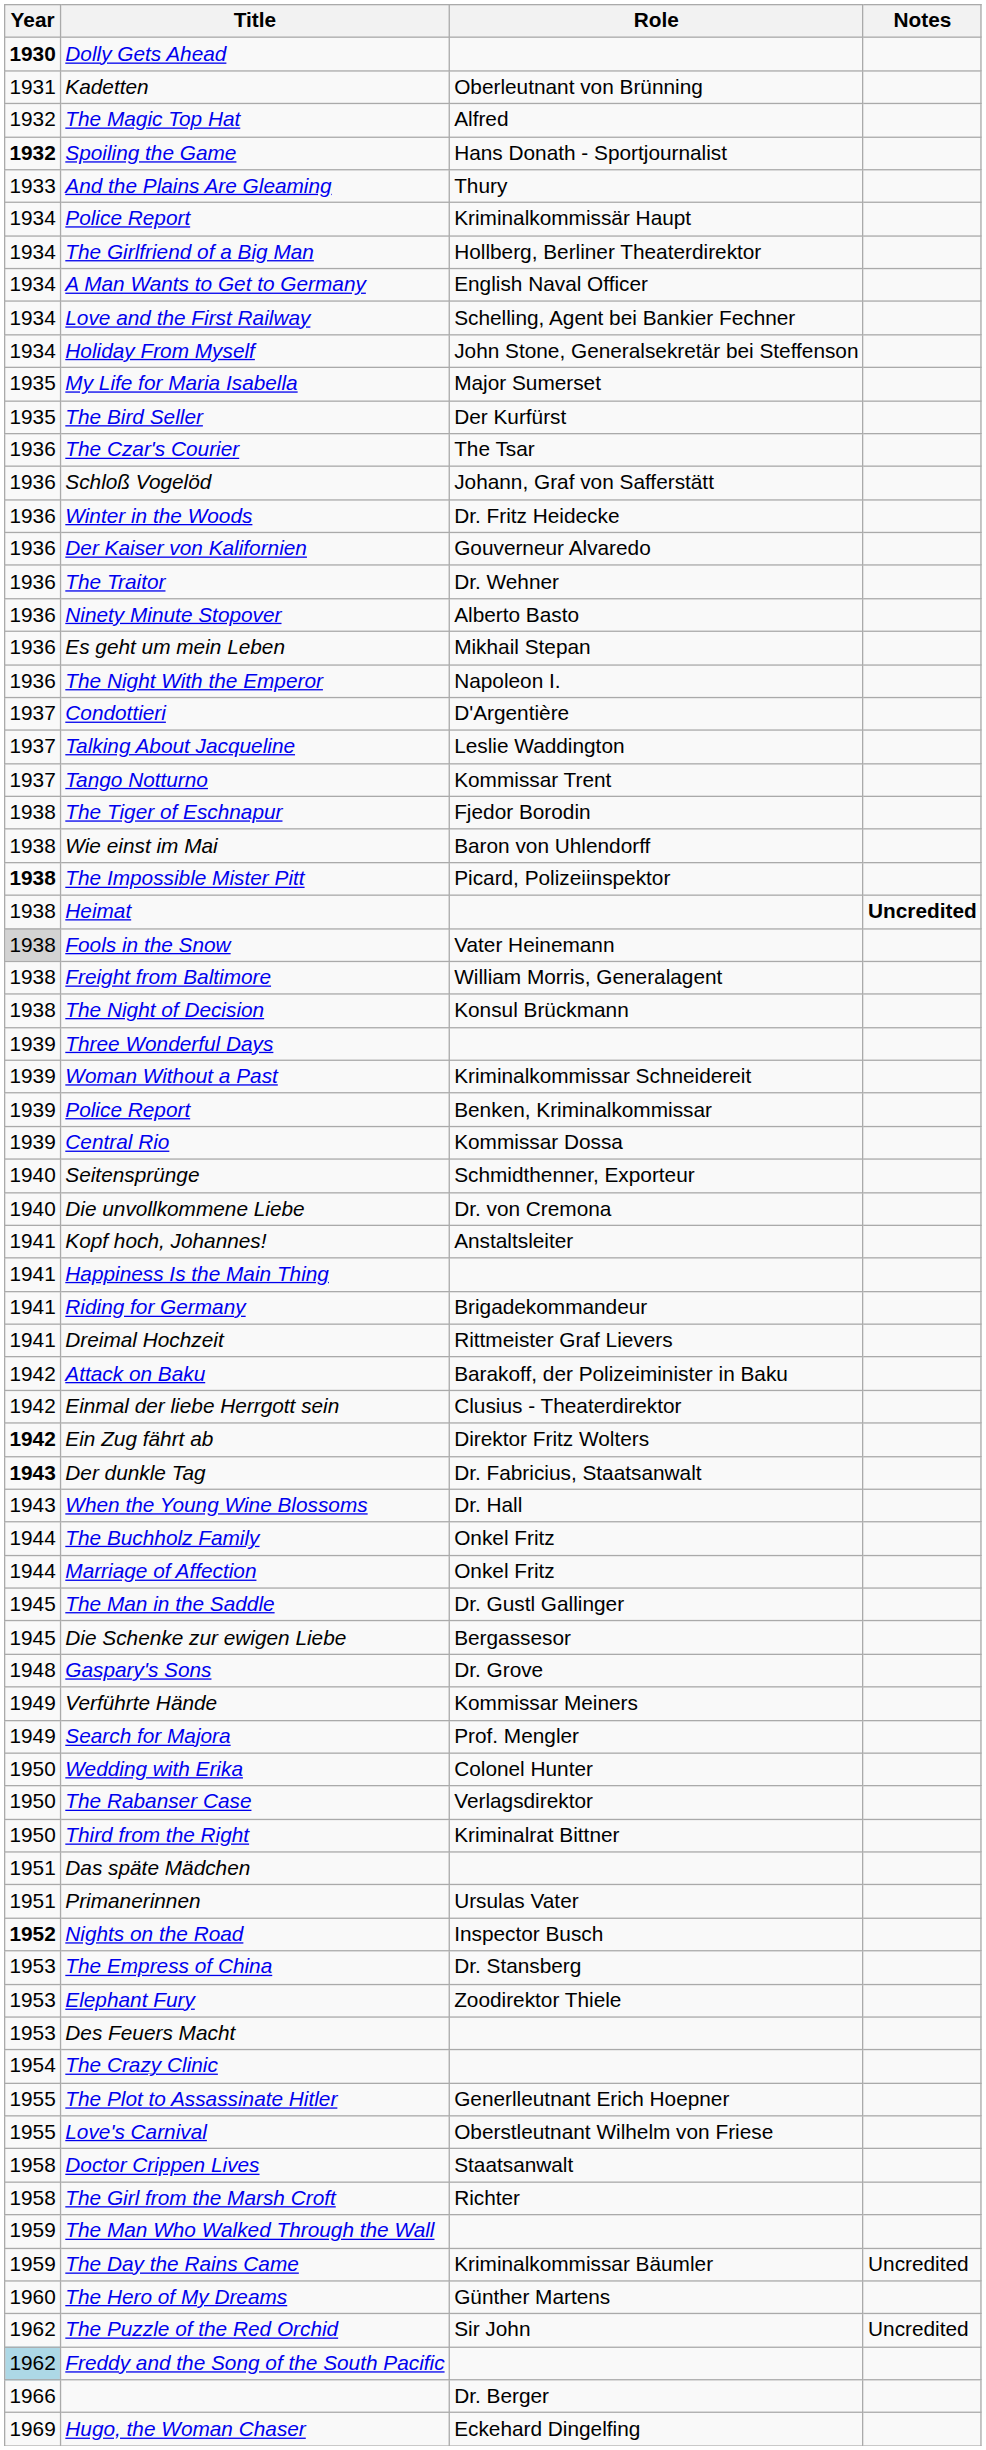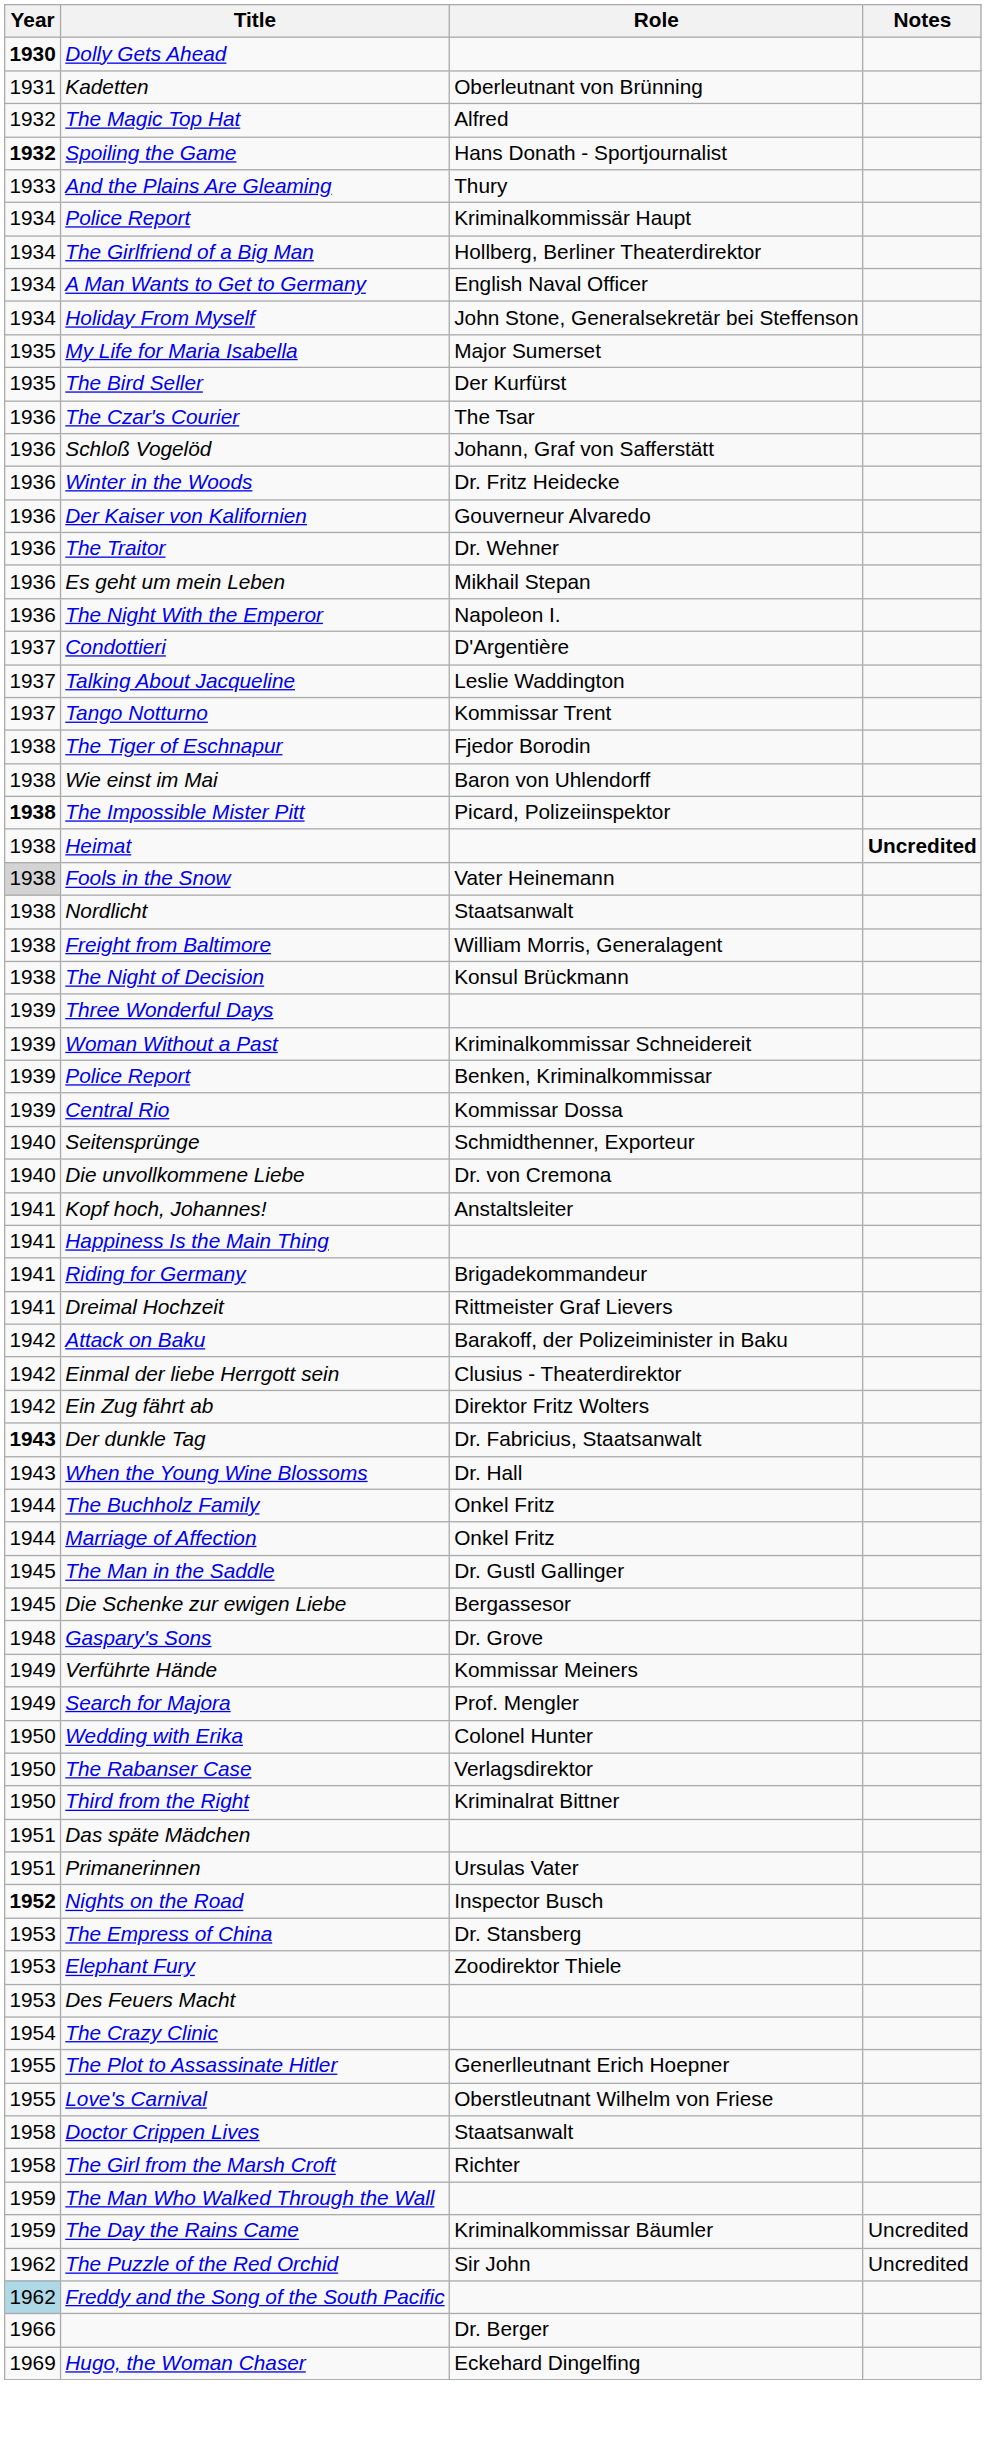- row: (188, 317)
- row: (173, 614)
+ row: (106, 911)
(33, 1439) bold -> (33, 1406) normal
- row: (176, 2297)
